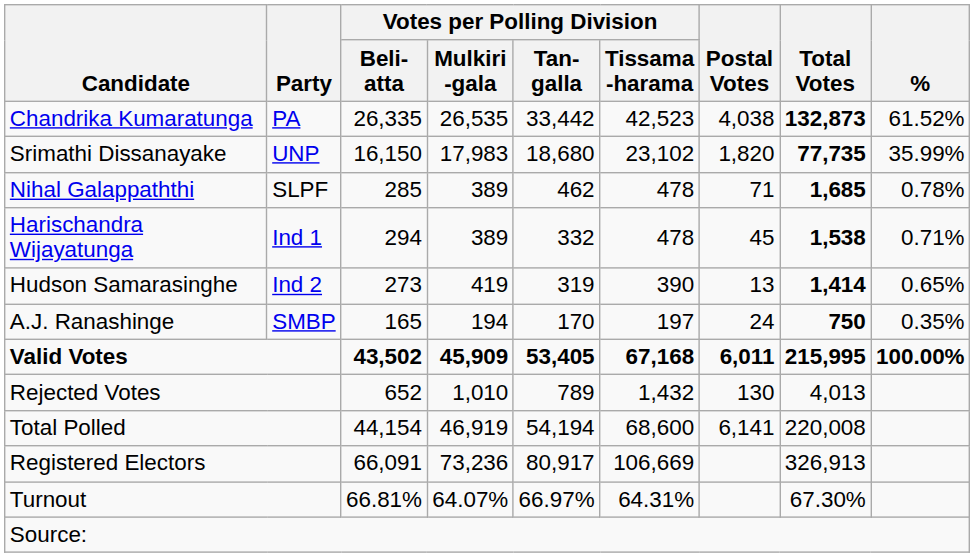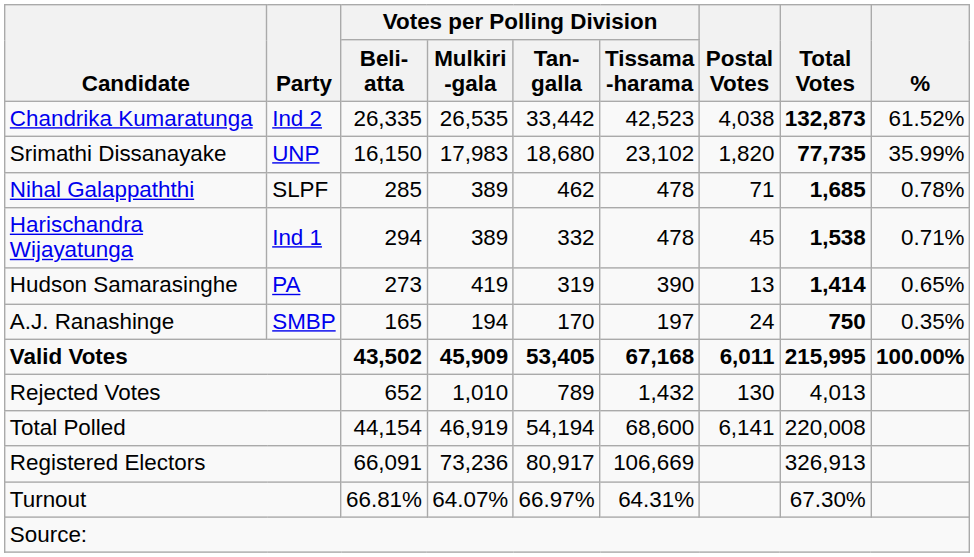(286, 118) PA -> (297, 118) Ind 2
(297, 285) Ind 2 -> (286, 285) PA
